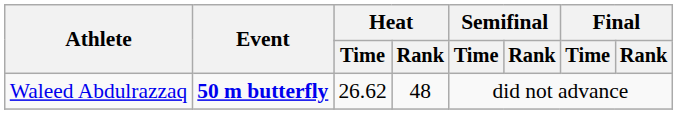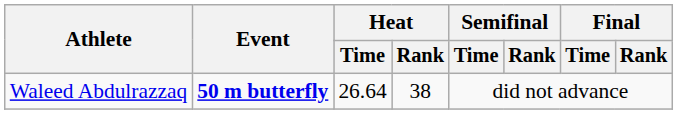(363, 91) 26.62 -> (363, 91) 26.64
(420, 91) 48 -> (420, 91) 38
